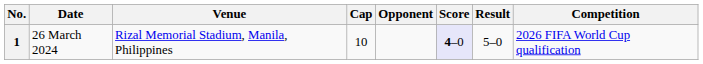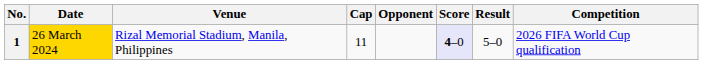(57, 42) no background -> (57, 42) gold background
(361, 42) 10 -> (361, 42) 11
